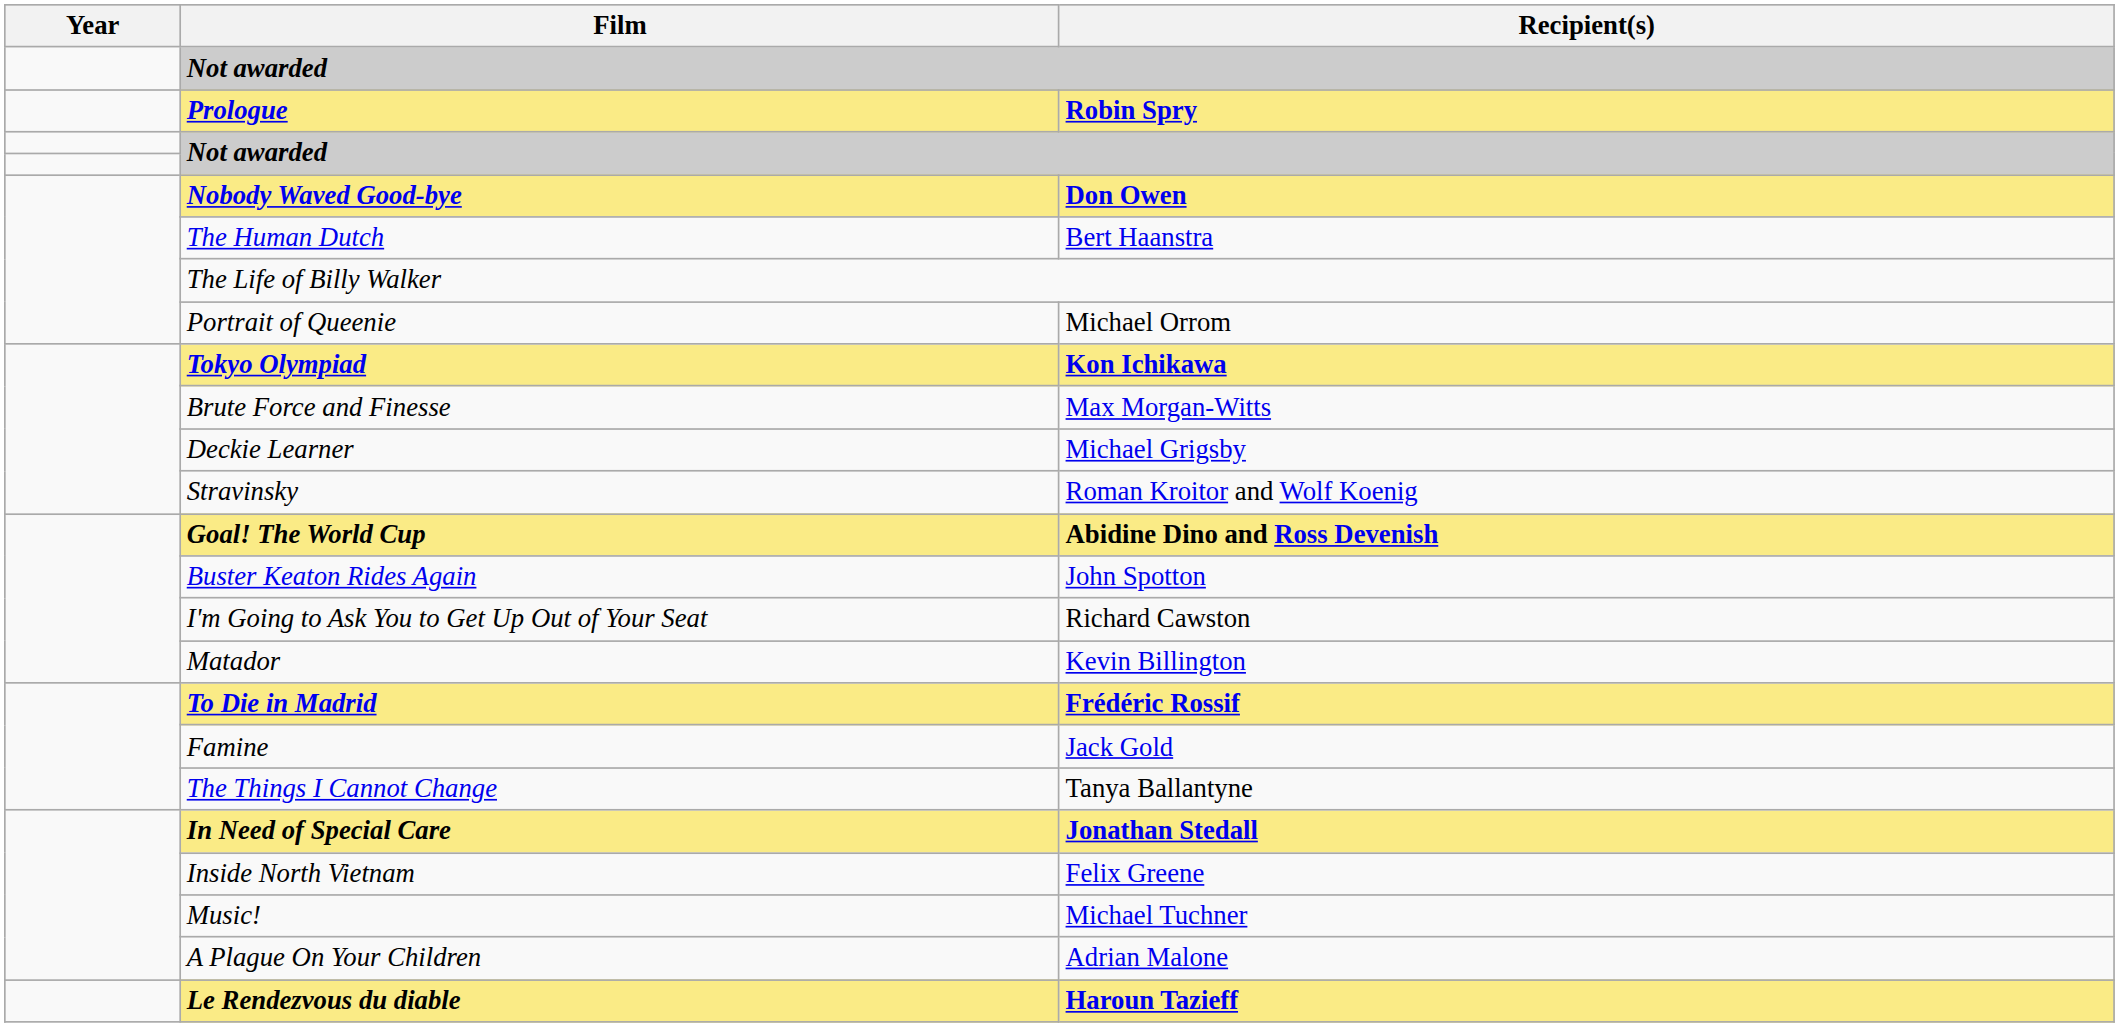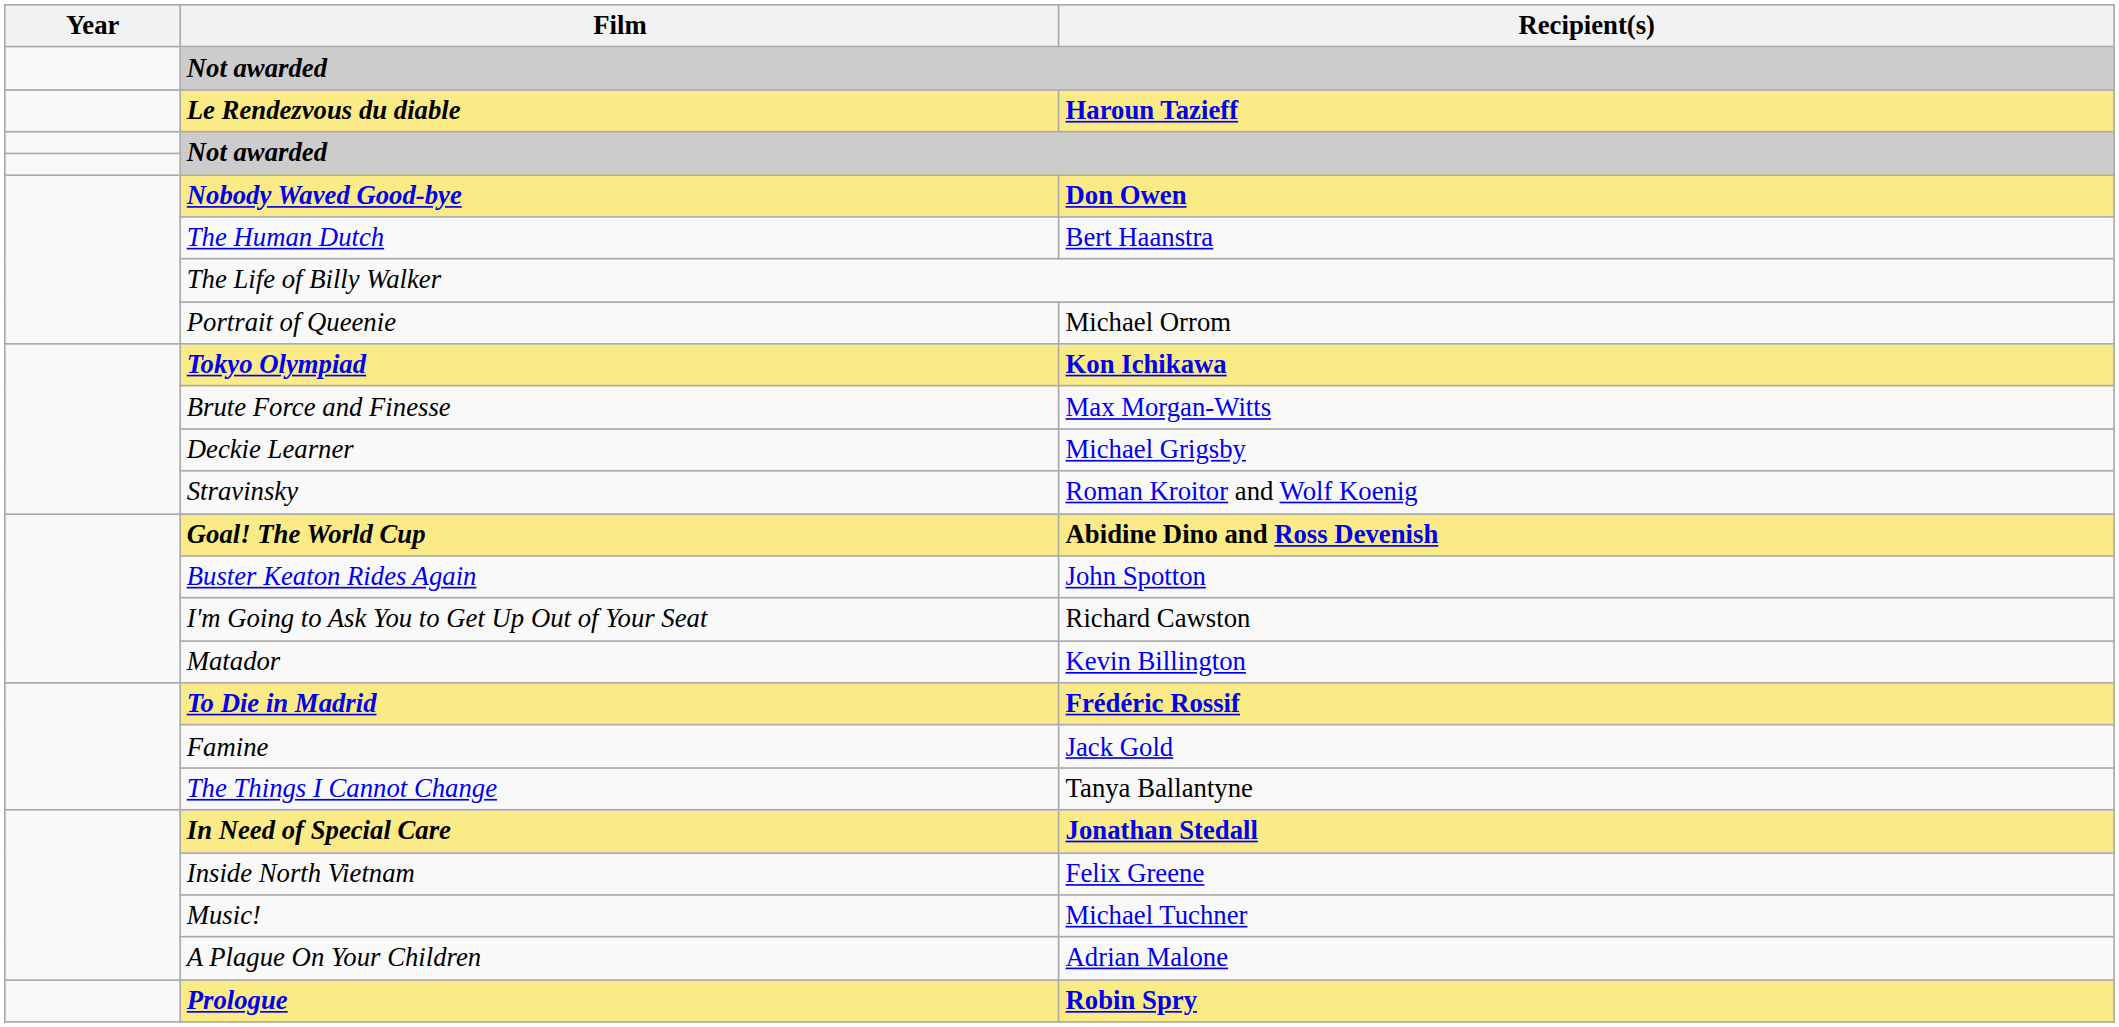rows swapped: (324, 1000) <-> (237, 110)
